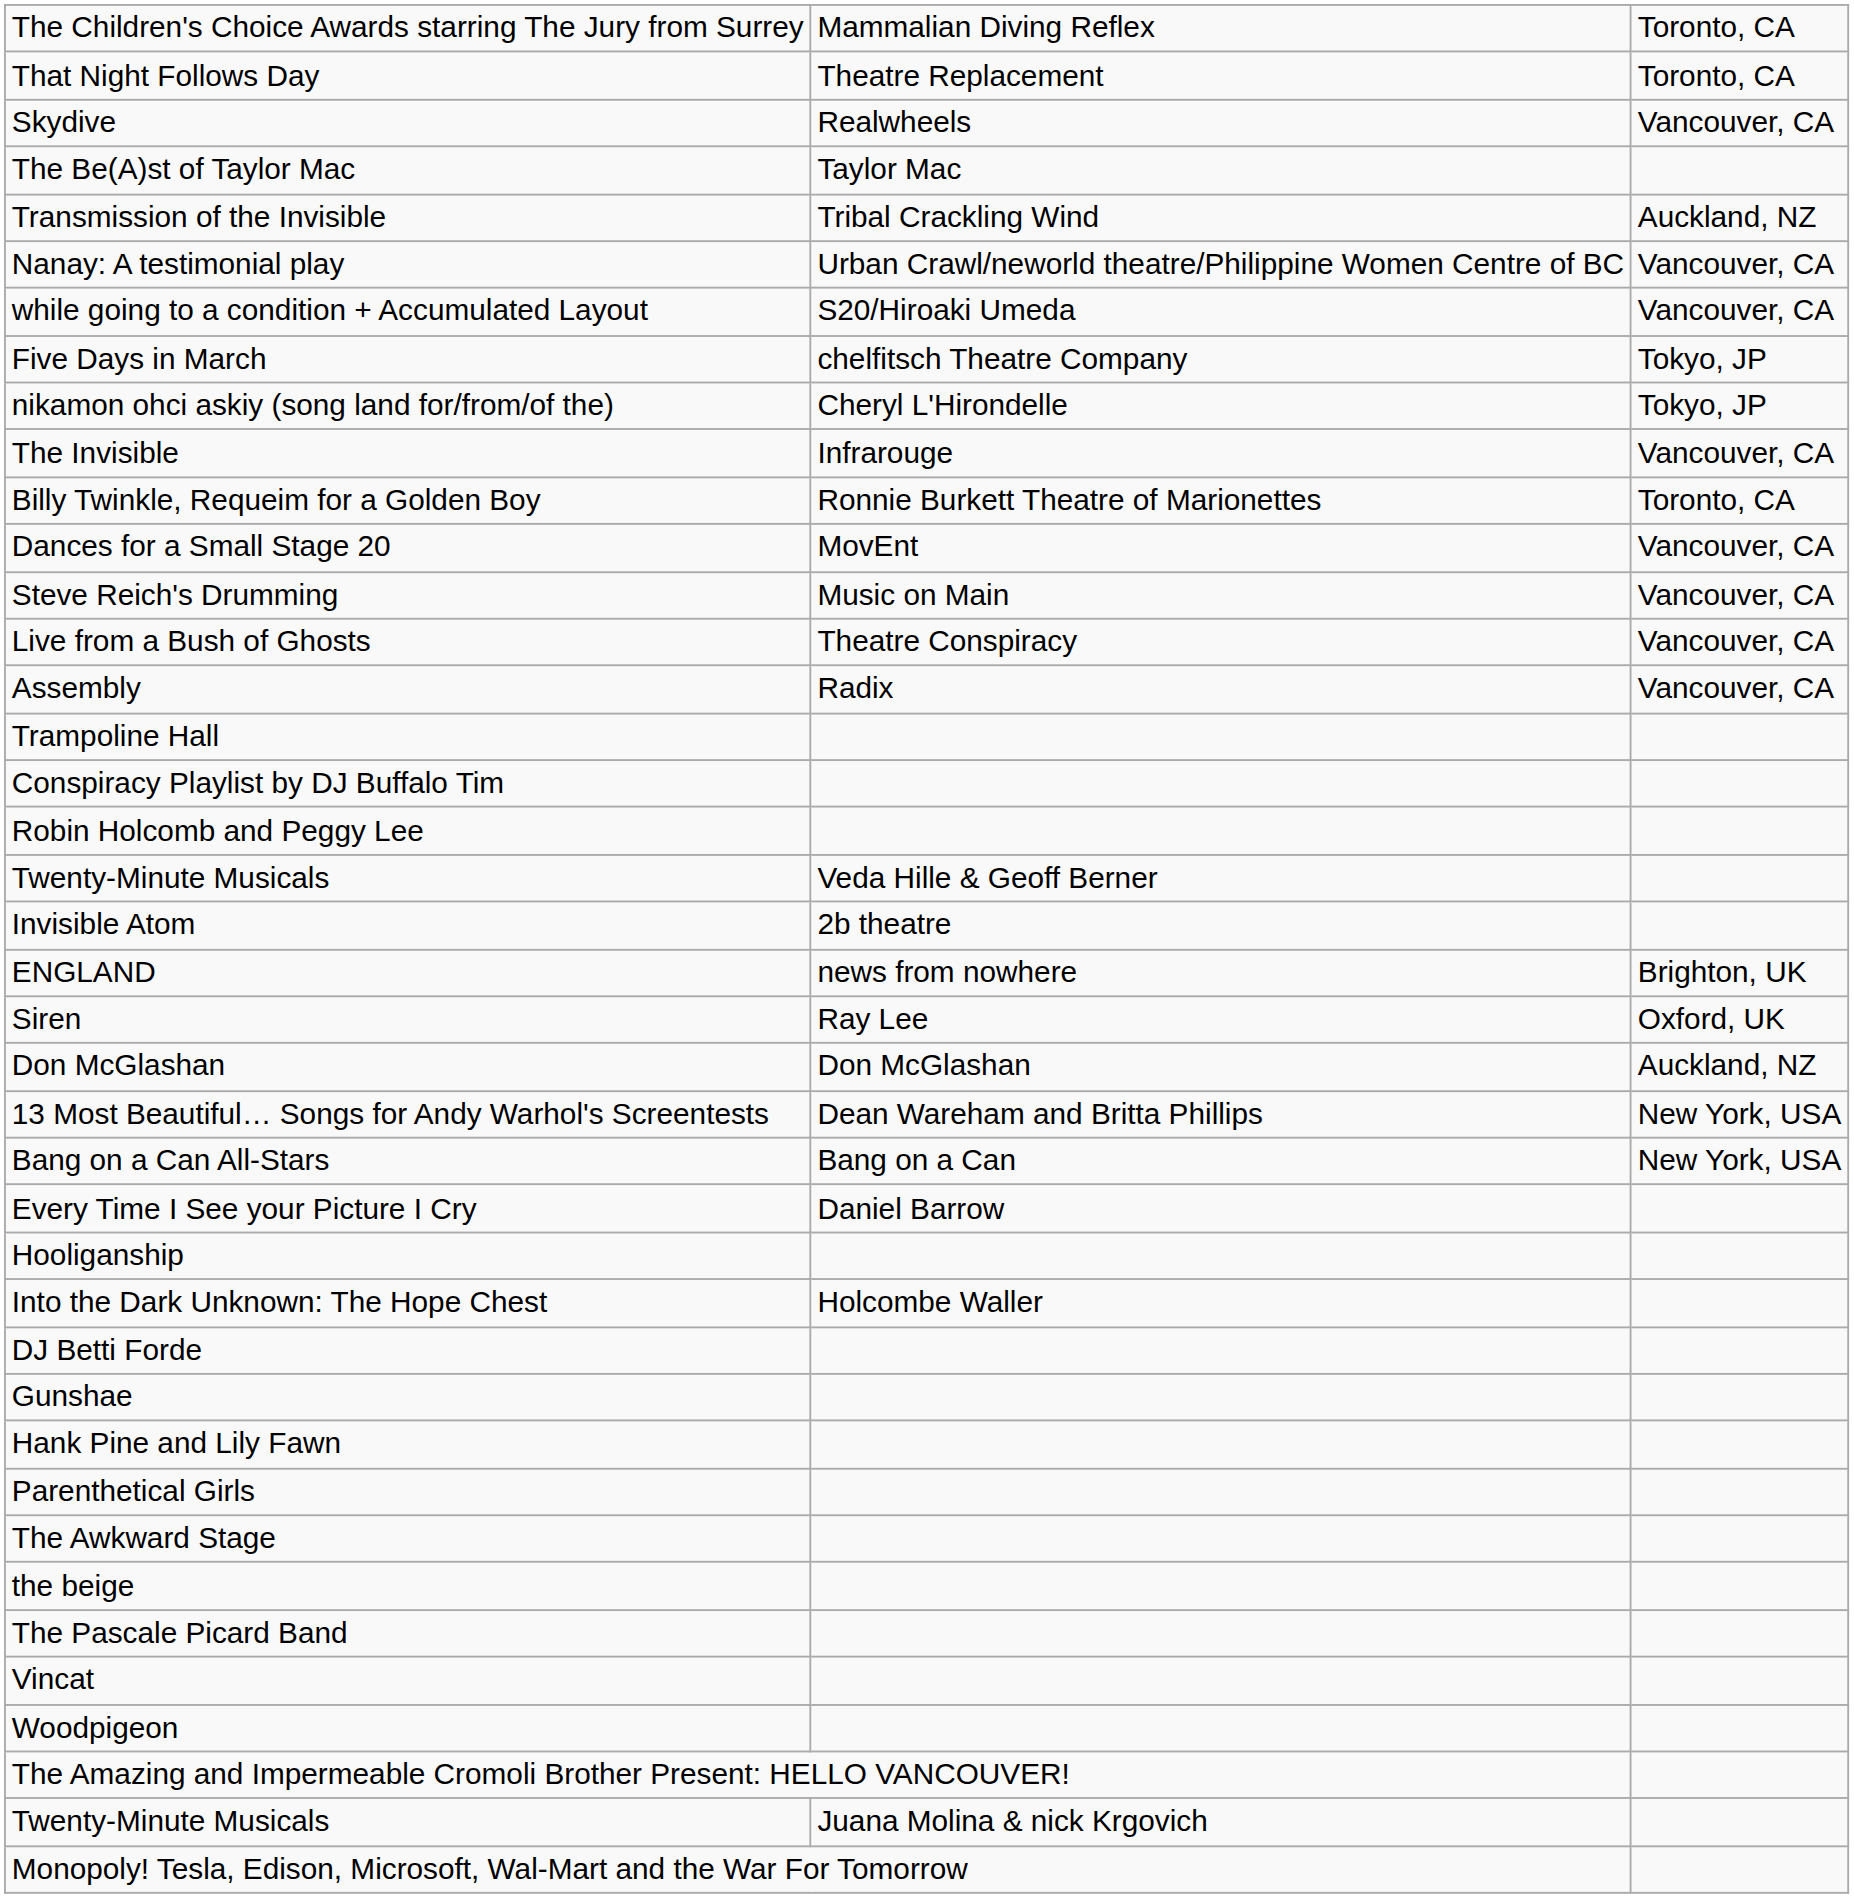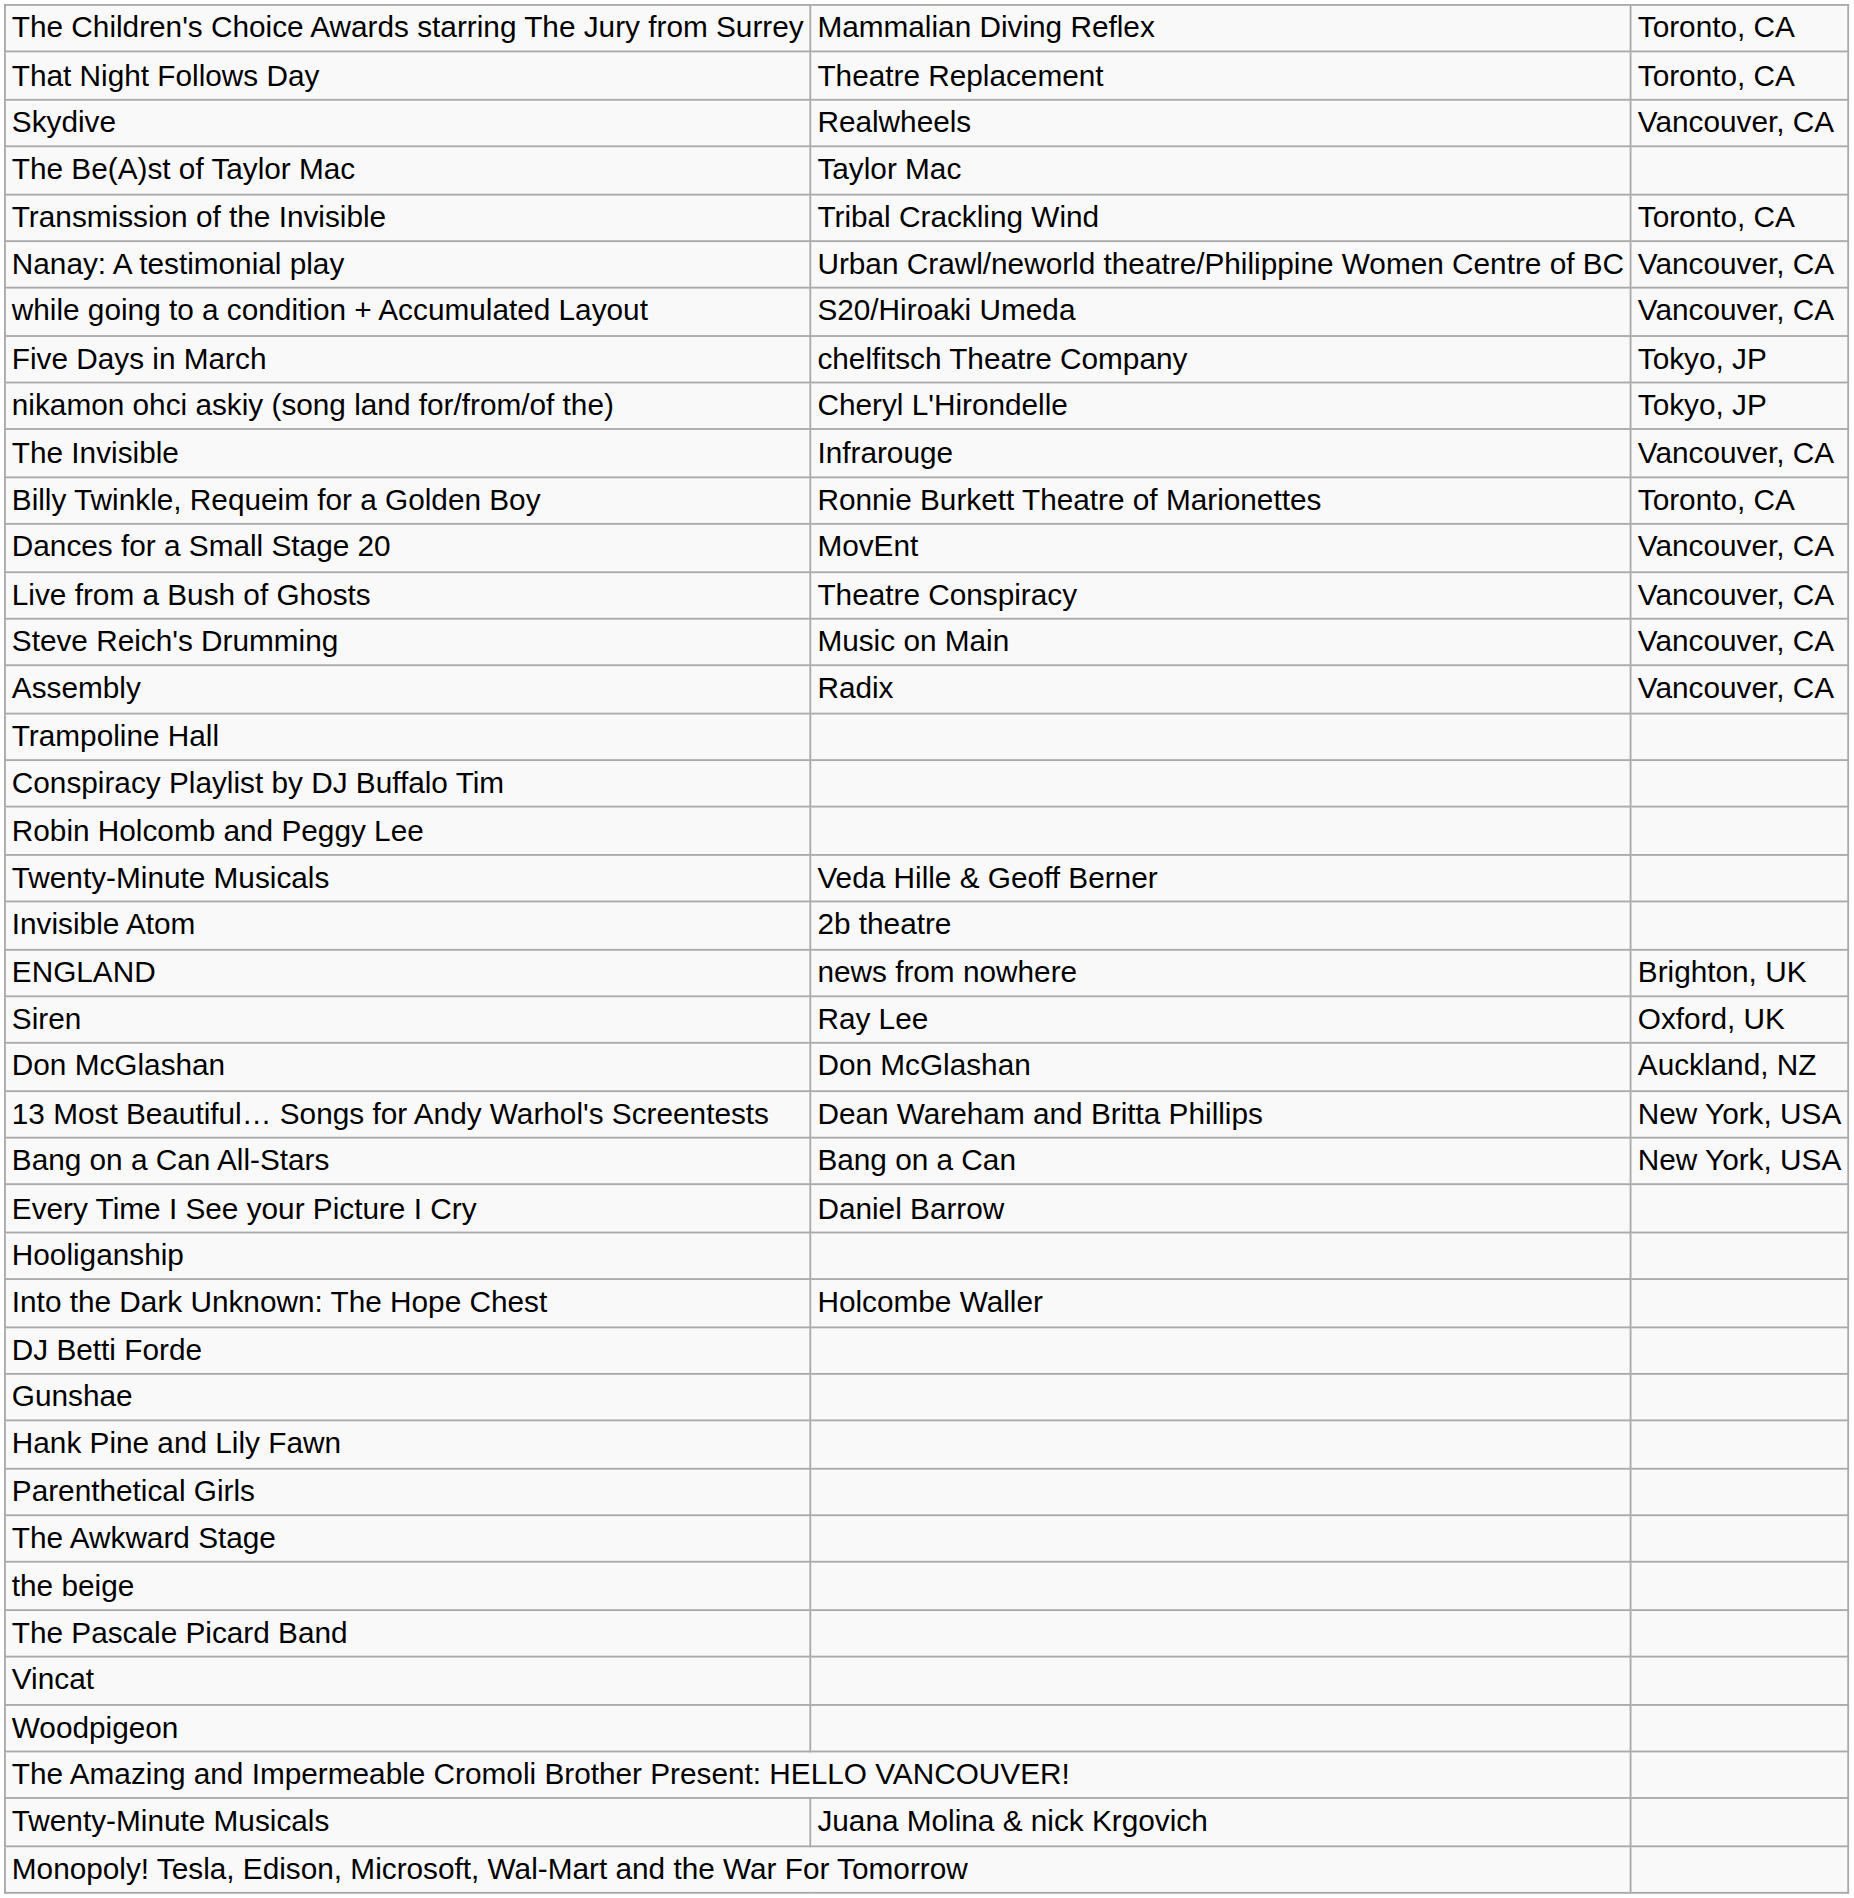(1727, 216) Auckland, NZ -> (1716, 216) Toronto, CA
rows swapped: (191, 641) <-> (175, 594)
